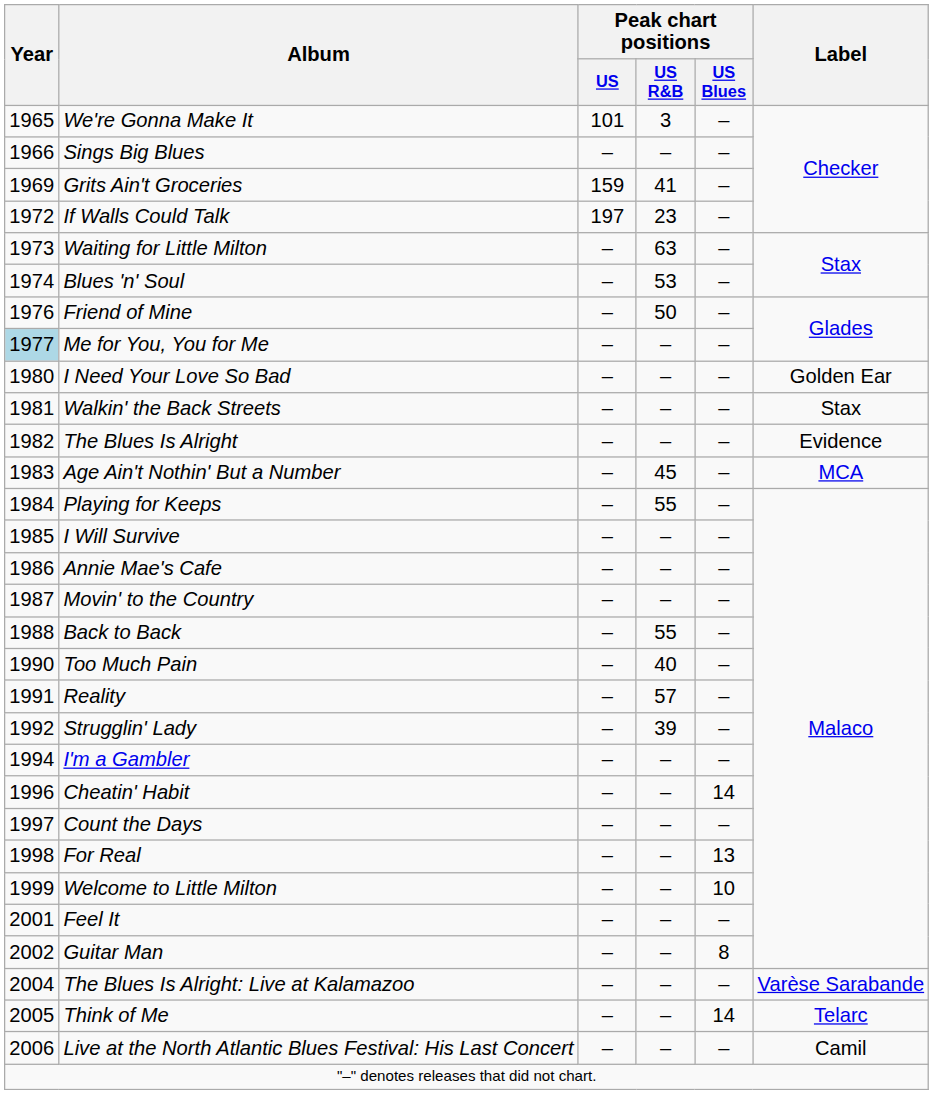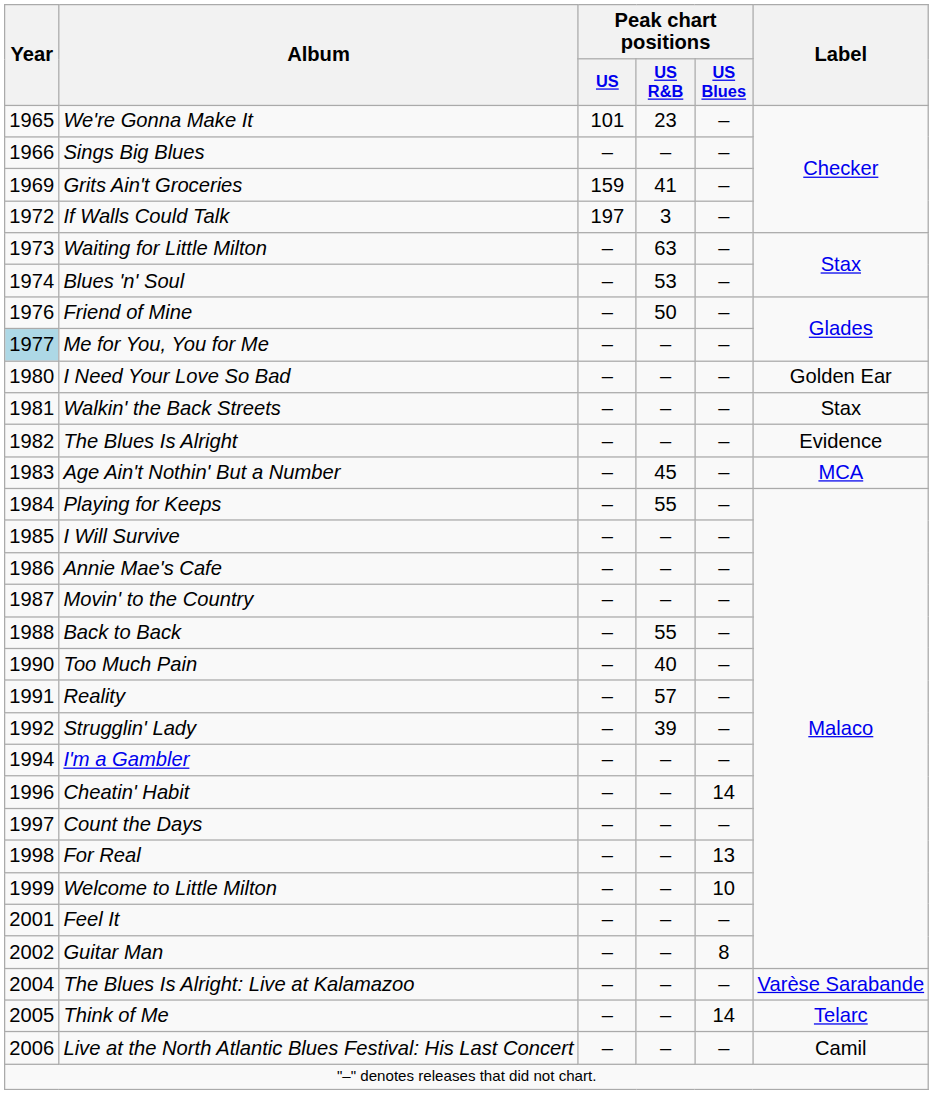(666, 120) 3 -> (666, 120) 23
(666, 216) 23 -> (666, 216) 3
